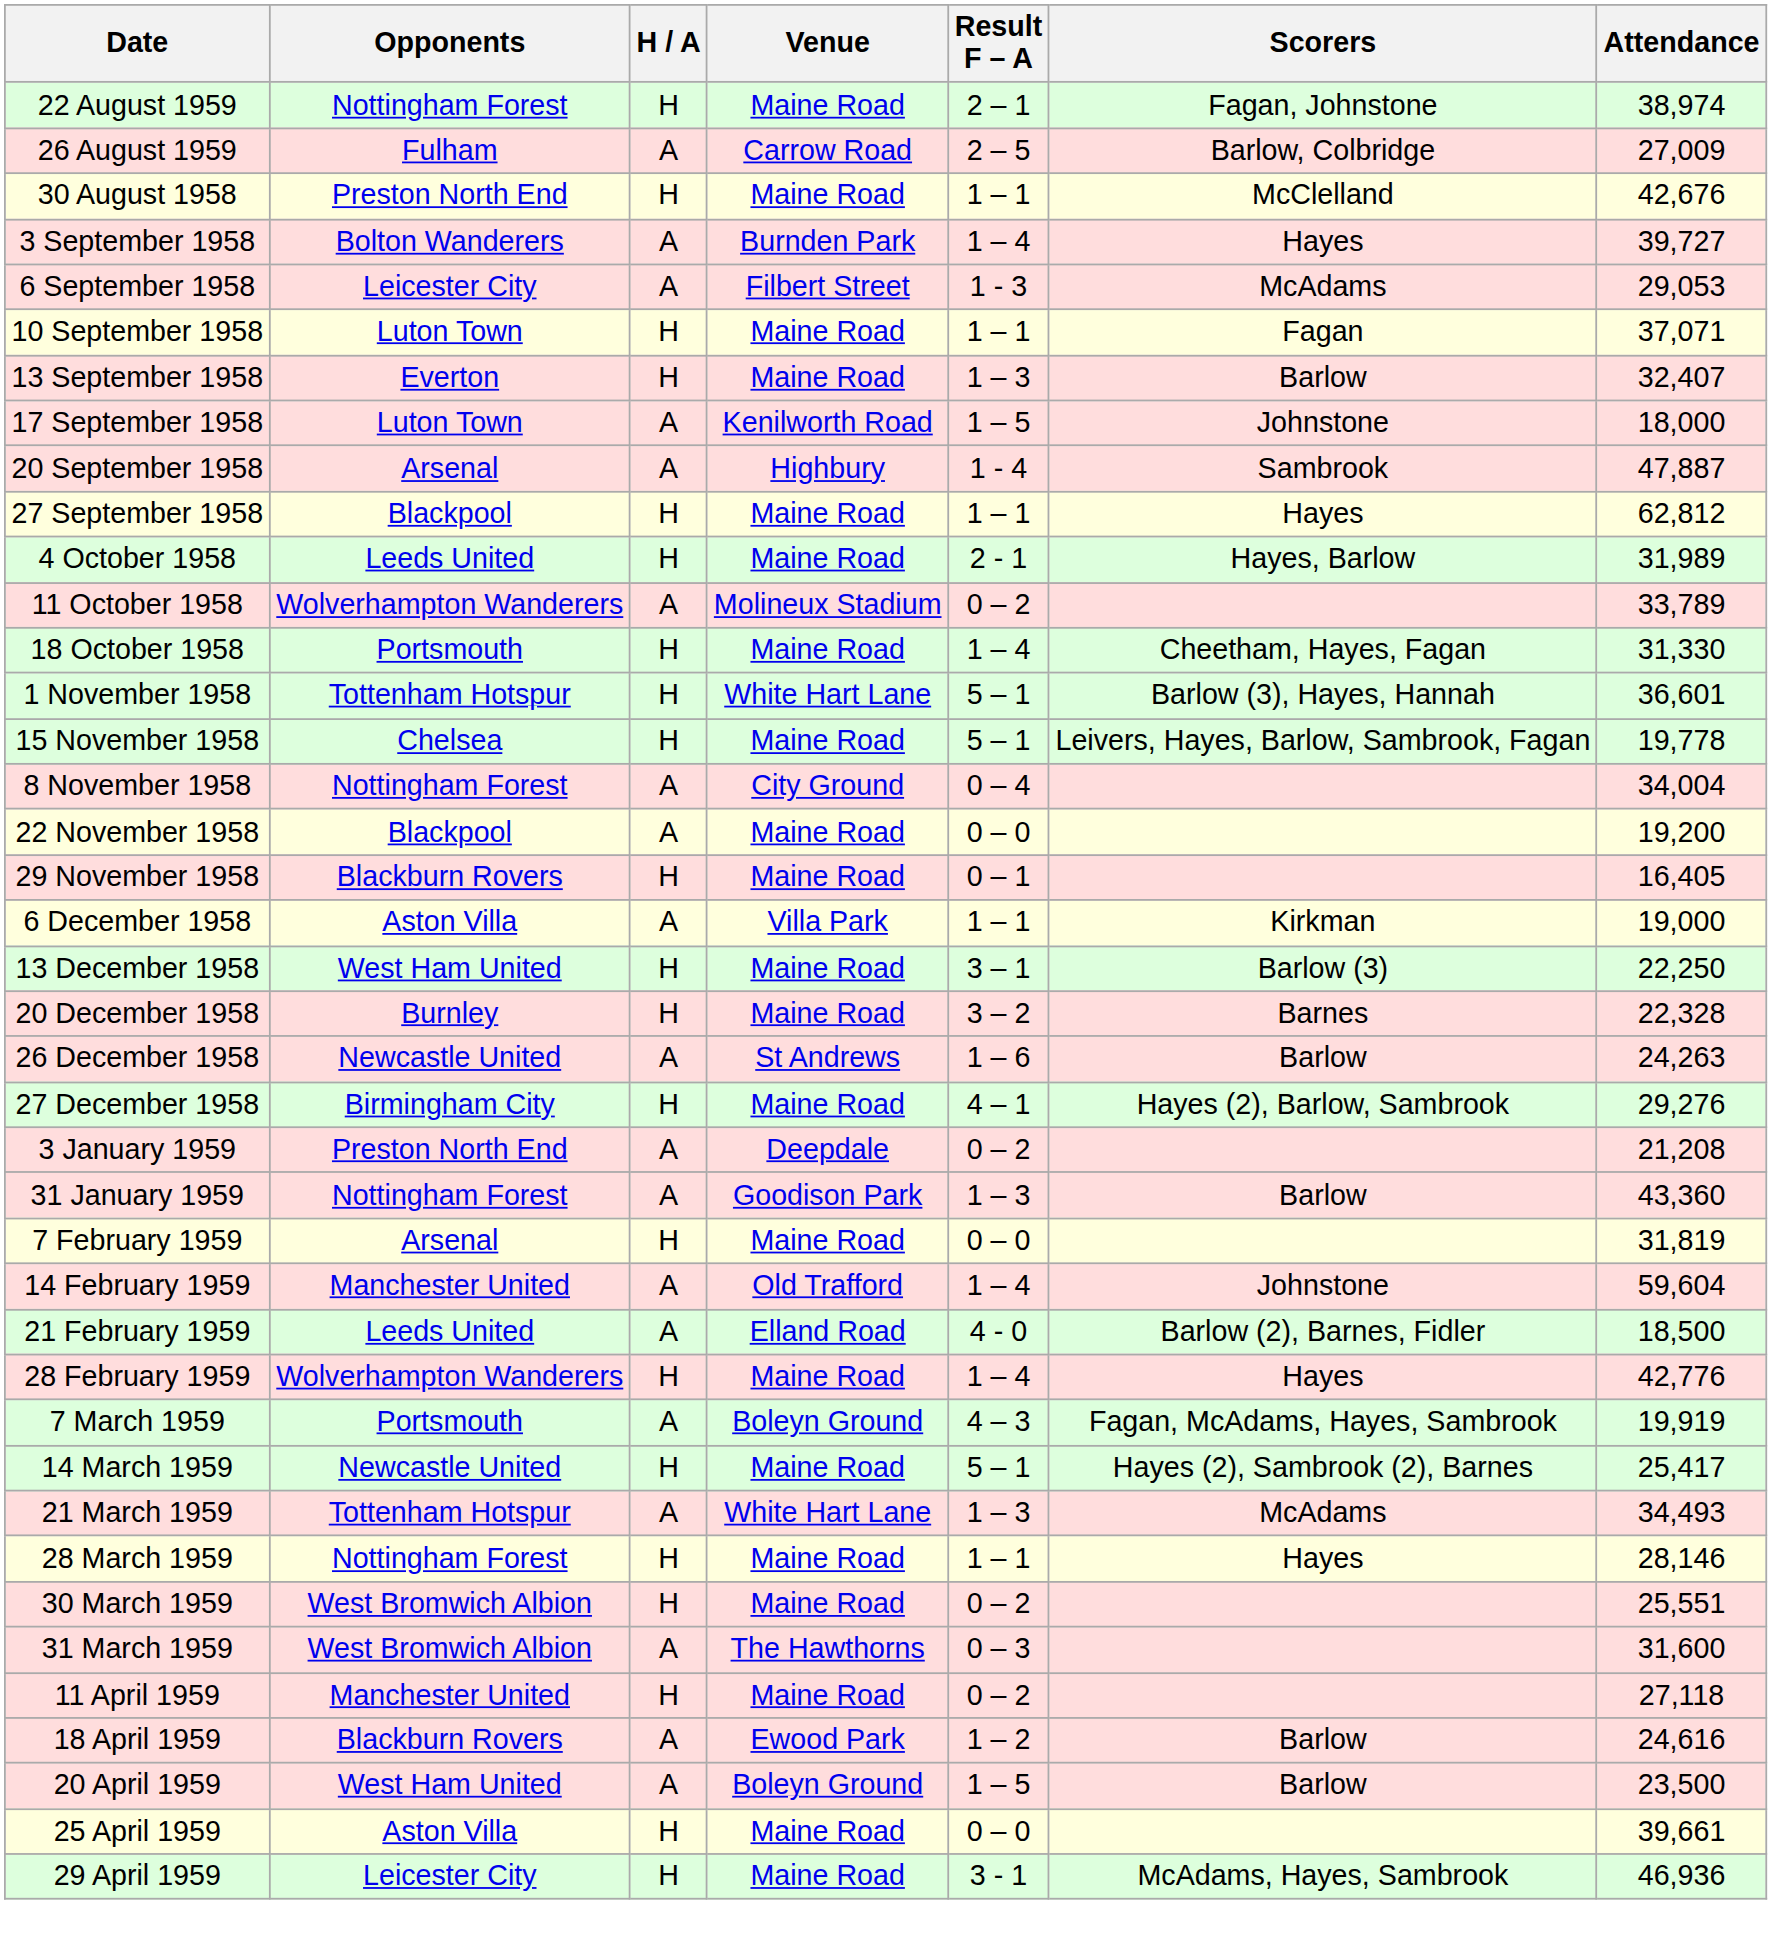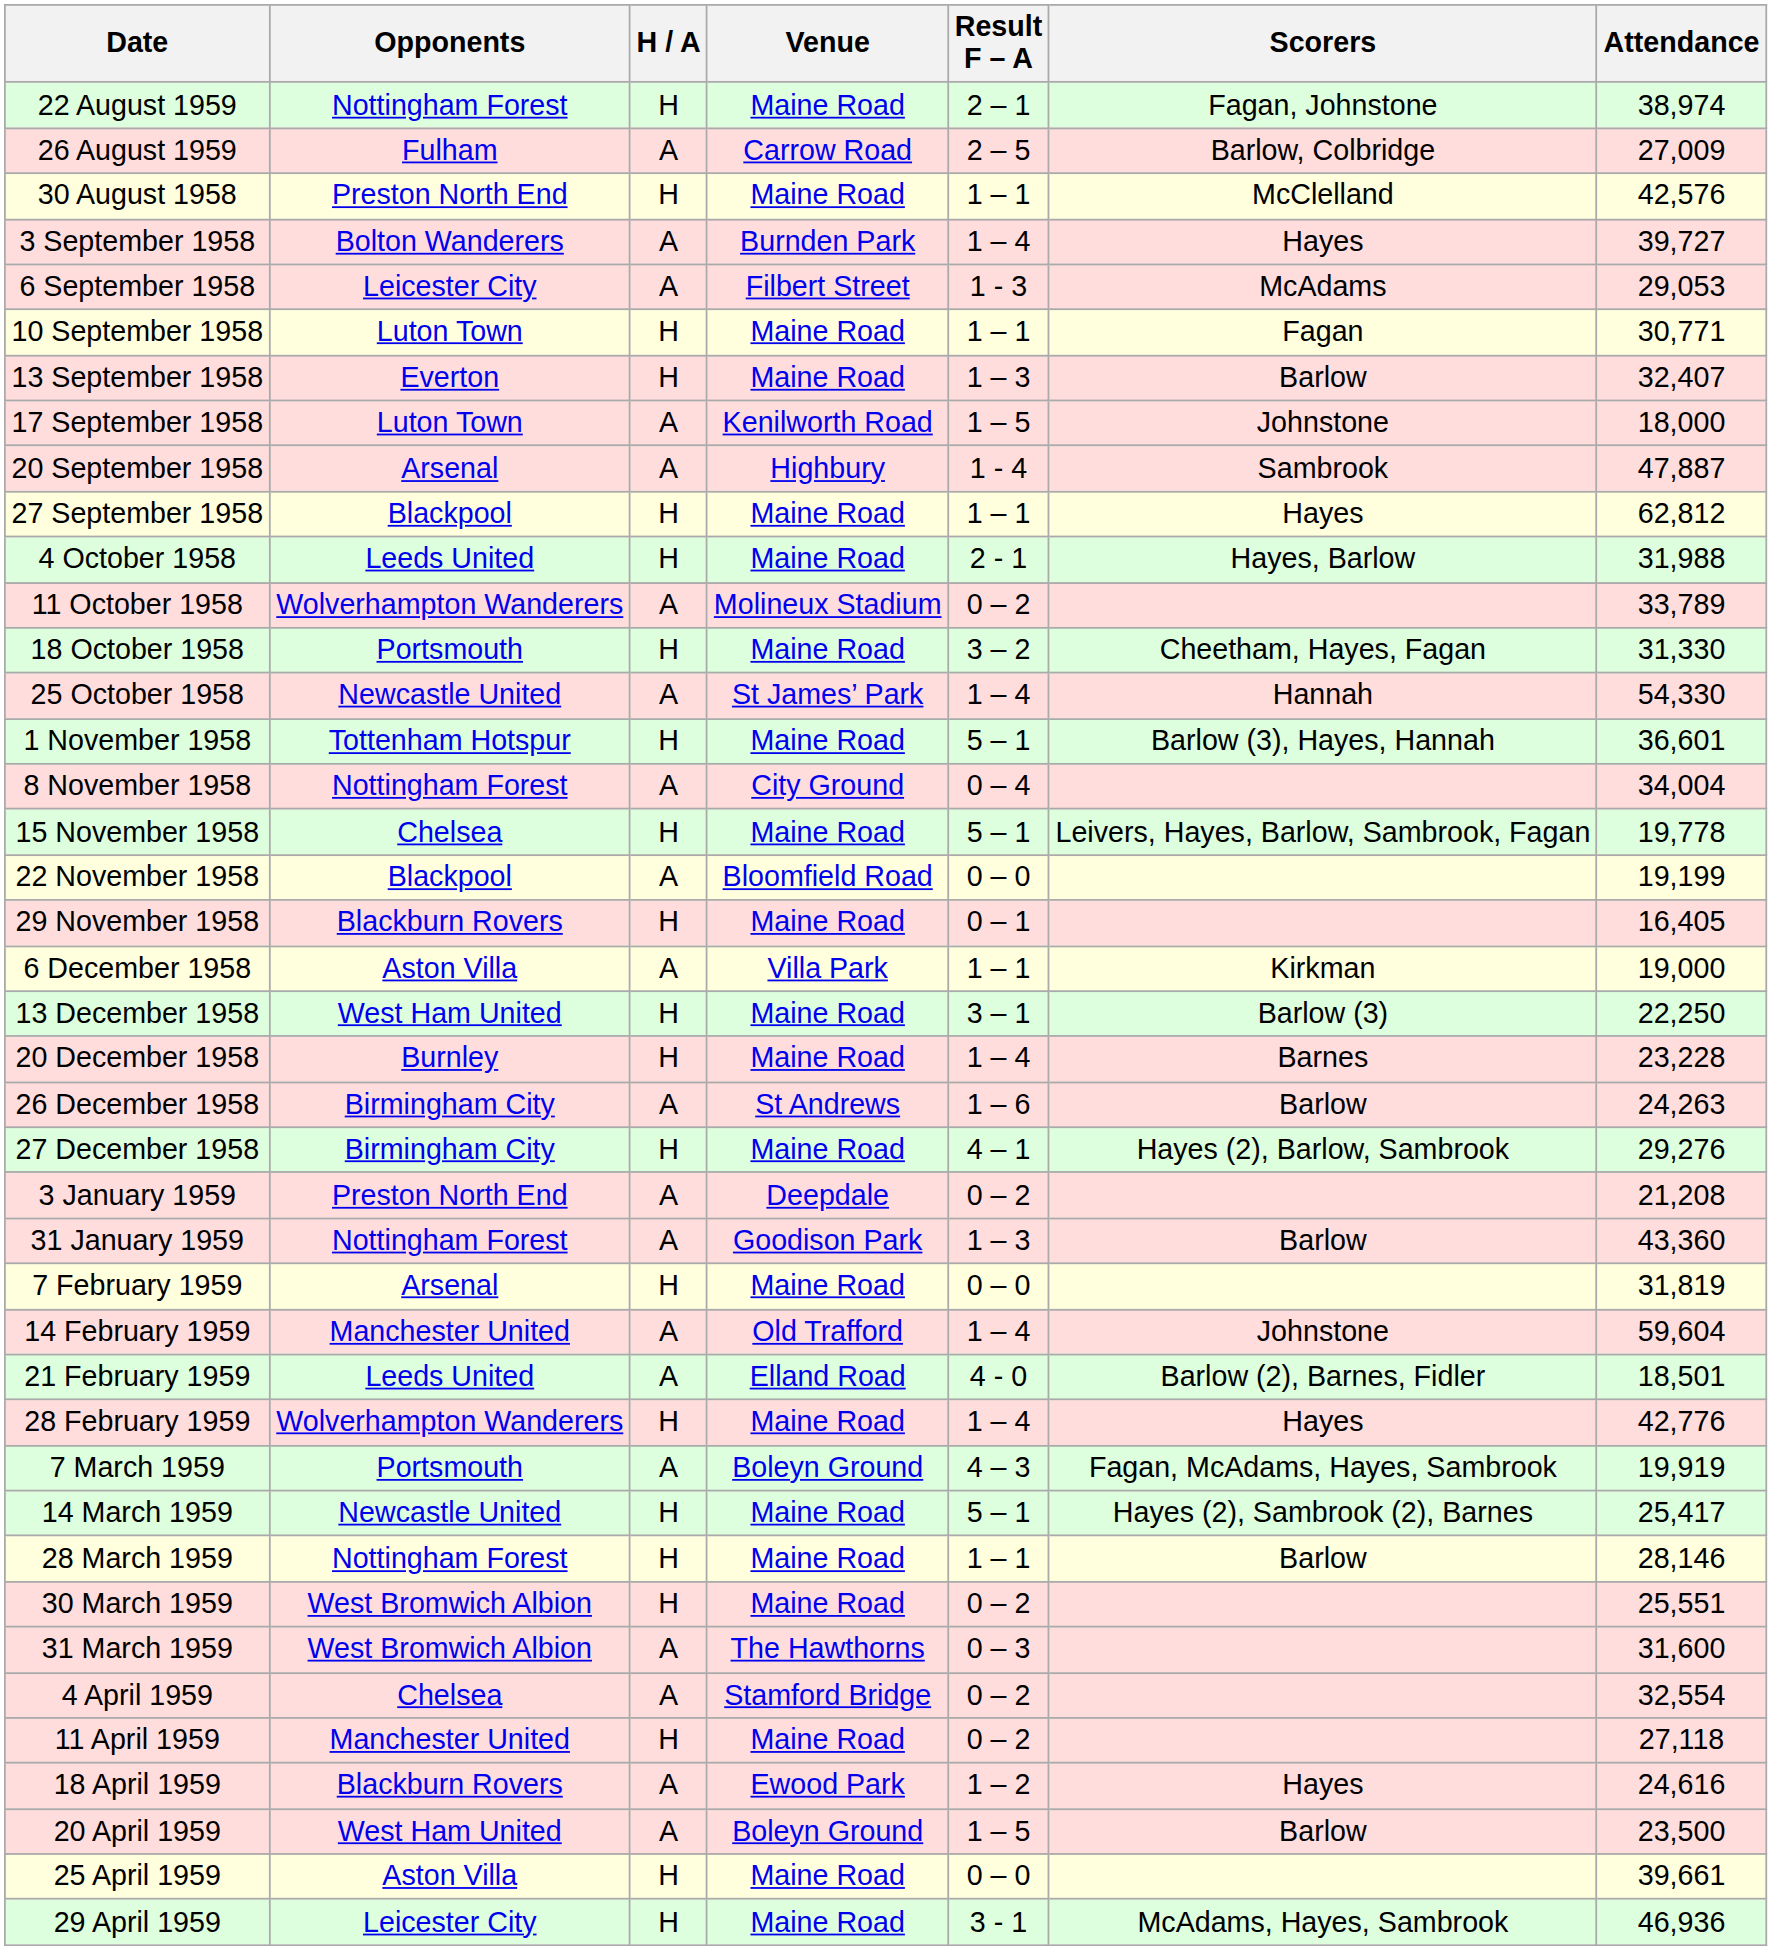(1682, 195) 42,676 -> (1682, 195) 42,576
(1682, 331) 37,071 -> (1682, 331) 30,771
(1682, 559) 31,989 -> (1682, 559) 31,988
(998, 649) 1 – 4 -> (998, 649) 3 – 2
+ row: (137, 695)
(828, 695) White Hart Lane -> (828, 740) Maine Road
rows swapped: (137, 786) <-> (137, 740)
(828, 831) Maine Road -> (828, 877) Bloomfield Road
(1682, 831) 19,200 -> (1682, 877) 19,199
(998, 1013) 3 – 2 -> (998, 1058) 1 – 4
(1682, 1013) 22,328 -> (1682, 1058) 23,228
(450, 1058) Newcastle United -> (450, 1104) Birmingham City
(1682, 1331) 18,500 -> (1682, 1376) 18,501
- row: (137, 1512)
(1323, 1558) Hayes -> (1323, 1558) Barlow
+ row: (137, 1694)
(1323, 1740) Barlow -> (1323, 1785) Hayes
